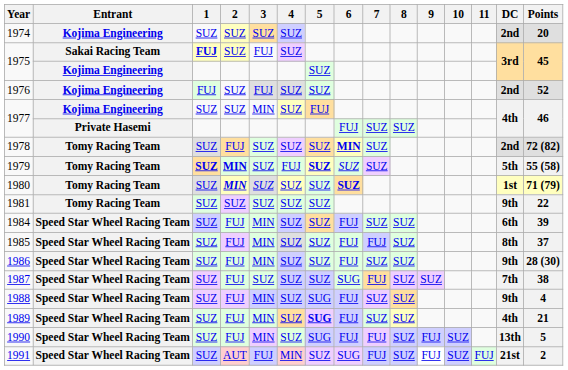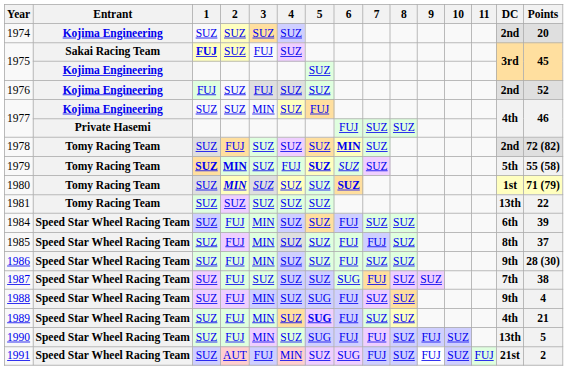(510, 204) 9th -> (510, 204) 13th
